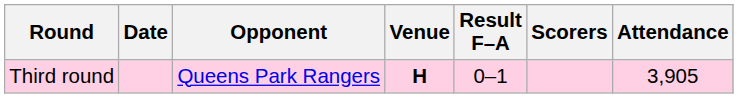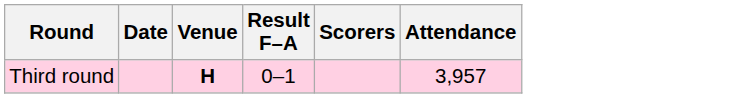- column: (279, 32)
(673, 76) 3,905 -> (461, 76) 3,957
